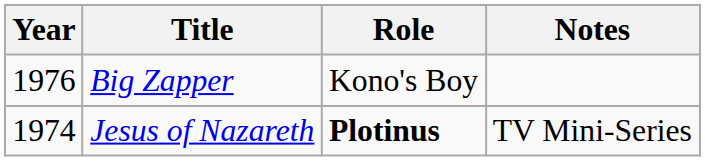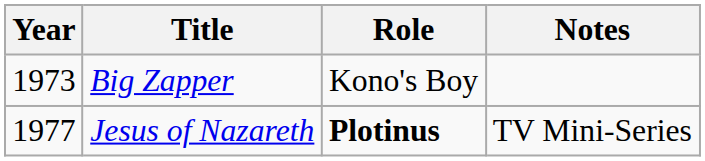(44, 79) 1976 -> (44, 79) 1973
(44, 130) 1974 -> (44, 130) 1977
